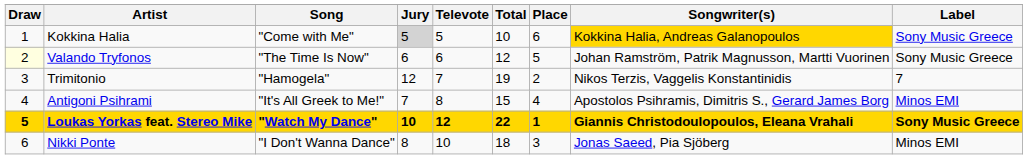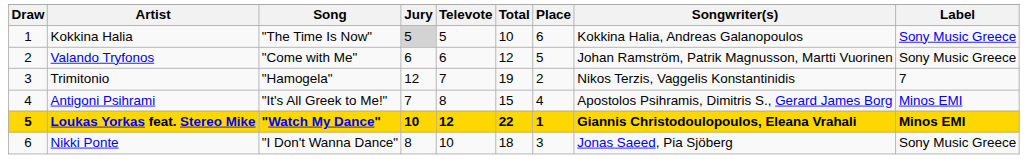(306, 36) "Come with Me" -> (317, 36) "The Time Is Now"
(687, 36) gold background -> (690, 36) no background
(25, 57) lightyellow background -> (28, 57) no background
(314, 57) "The Time Is Now" -> (309, 57) "Come with Me"
(958, 121) Sony Music Greece -> (932, 121) Minos EMI
(927, 143) Minos EMI -> (958, 143) Sony Music Greece
